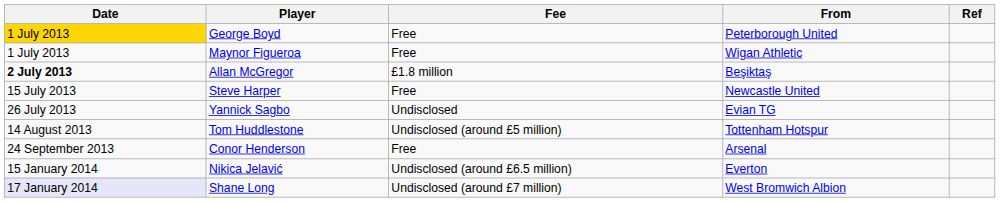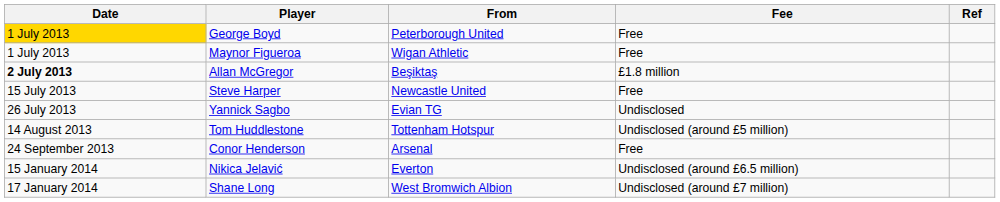columns swapped: (836, 14) <-> (555, 14)
(52, 187) lavender background -> (52, 187) no background
